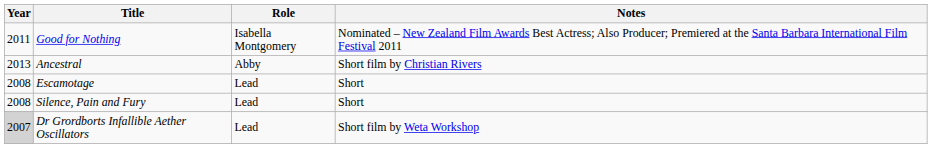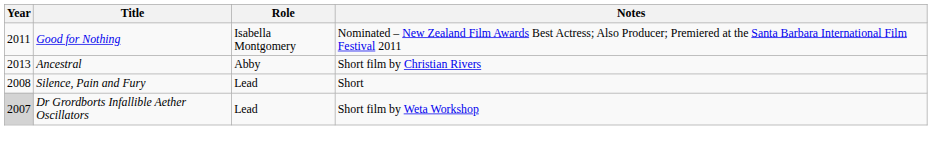- row: (65, 83)
